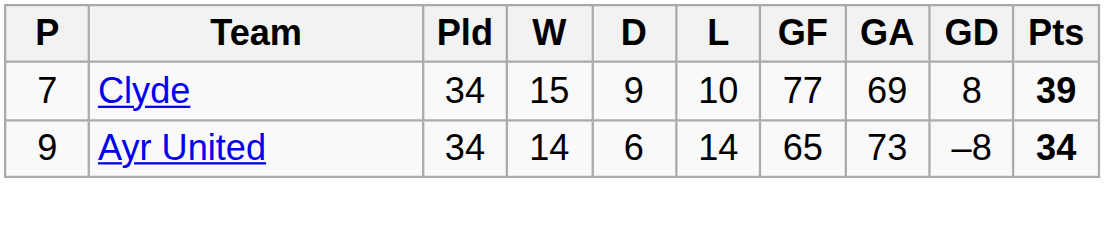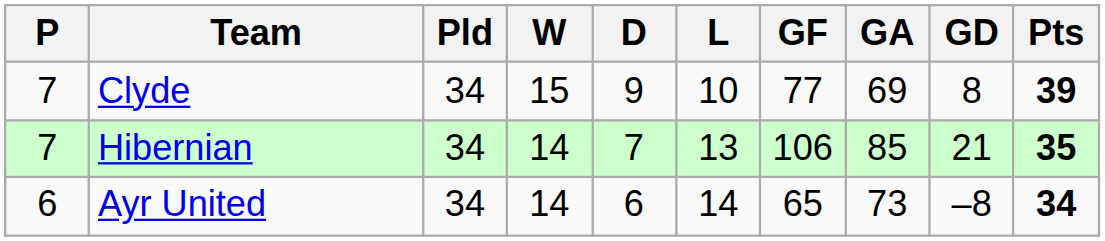+ row: (175, 147)
(47, 147) 9 -> (47, 205) 6
